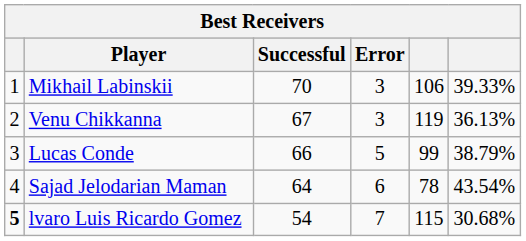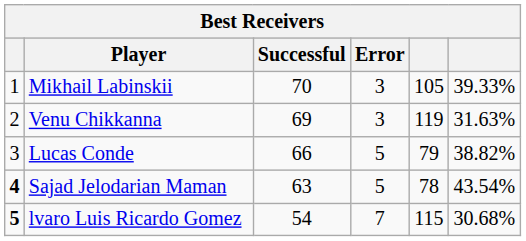(429, 87) 106 -> (429, 87) 105
(302, 120) 67 -> (302, 120) 69
(484, 120) 36.13% -> (484, 120) 31.63%
(429, 153) 99 -> (429, 153) 79
(484, 153) 38.79% -> (484, 153) 38.82%
(14, 186) normal -> (14, 186) bold
(302, 186) 64 -> (302, 186) 63
(380, 186) 6 -> (380, 186) 5
